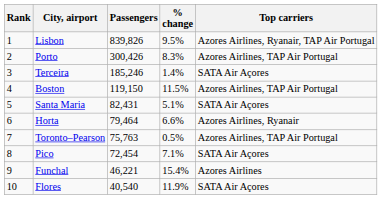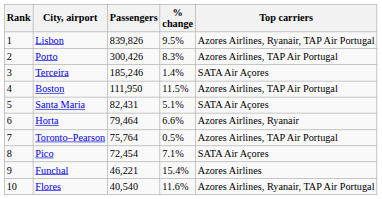(126, 89) 119,150 -> (126, 89) 111,950
(124, 137) 75,763 -> (124, 137) 75,764
(175, 186) 11.9% -> (175, 186) 11.6%
(233, 186) SATA Air Açores -> (286, 186) Azores Airlines, Ryanair, TAP Air Portugal
